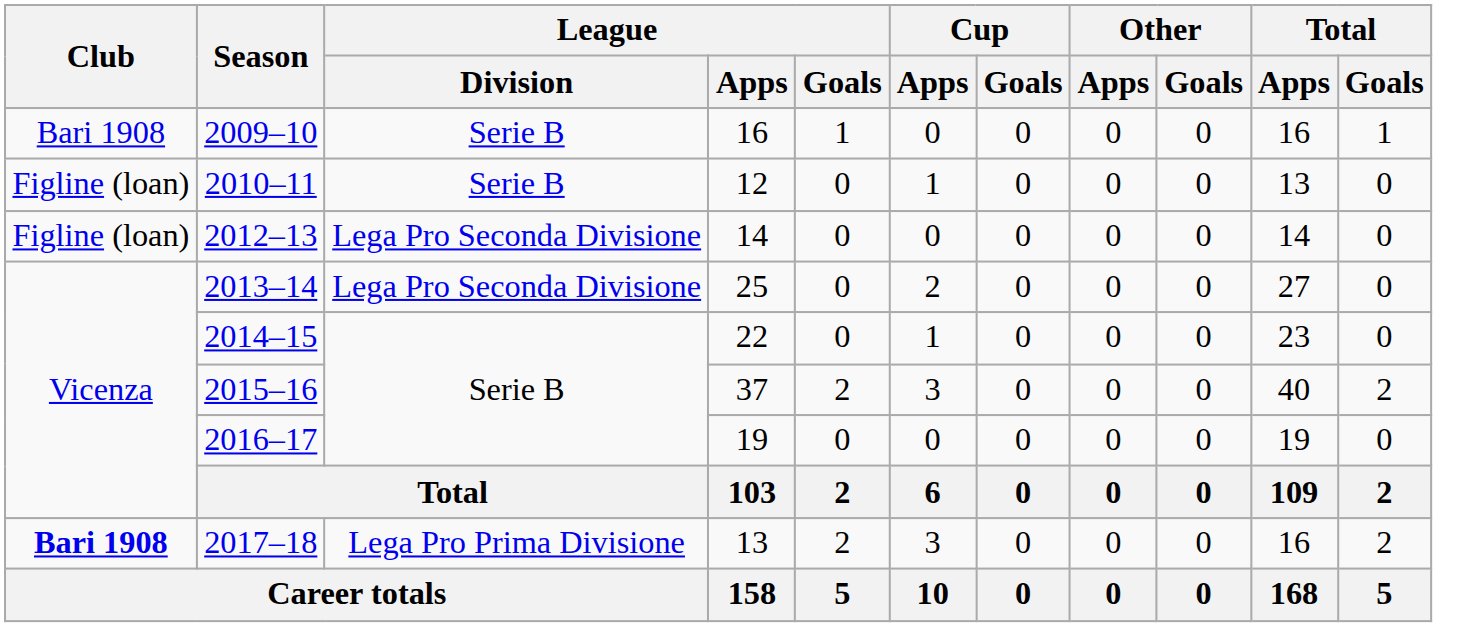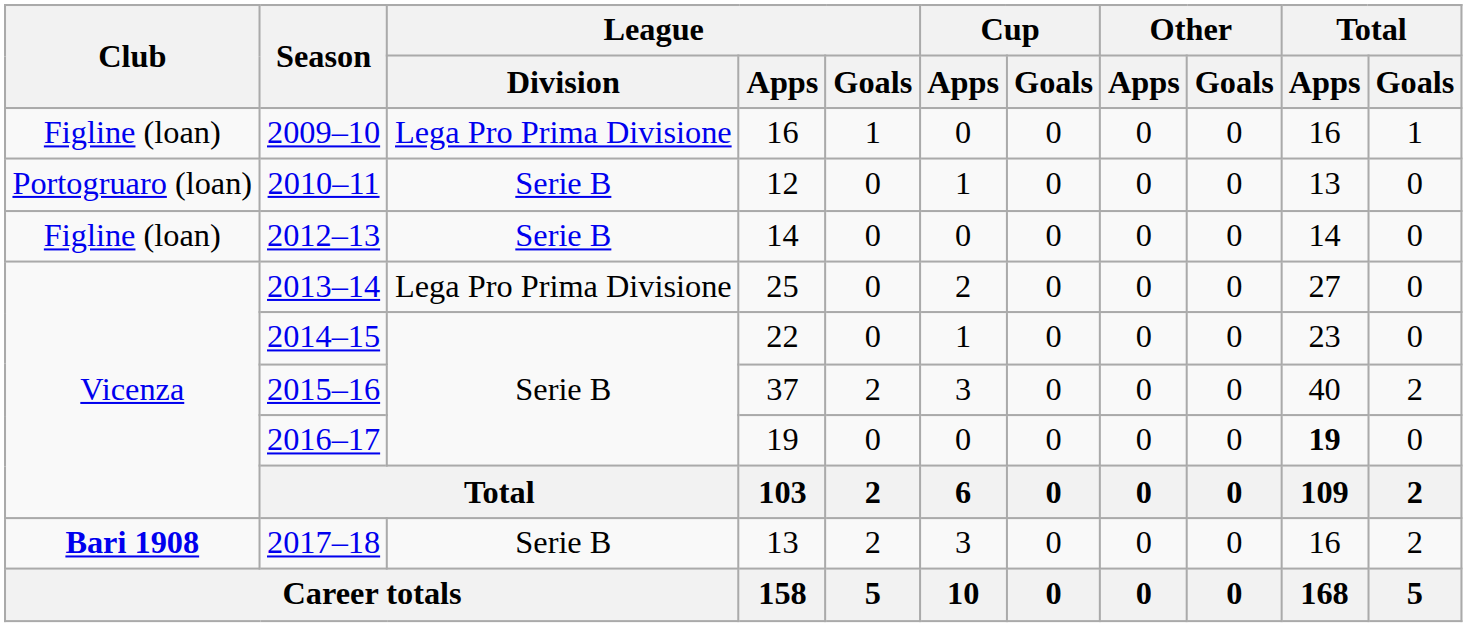(101, 132) Bari 1908 -> (132, 132) Figline (loan)
(517, 132) Serie B -> (563, 132) Lega Pro Prima Divisione
(101, 183) Figline (loan) -> (132, 183) Portogruaro (loan)
(517, 235) Lega Pro Seconda Divisione -> (563, 235) Serie B
(517, 286) Lega Pro Seconda Divisione -> (563, 286) Lega Pro Prima Divisione
(1294, 440) normal -> (1325, 440) bold
(517, 542) Lega Pro Prima Divisione -> (563, 542) Serie B
